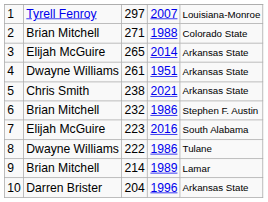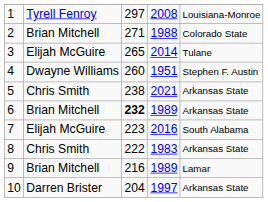(164, 14) 2007 -> (164, 14) 2008
(216, 53) Arkansas State -> (197, 53) Tulane
(135, 71) 261 -> (135, 71) 260
(216, 72) Arkansas State -> (220, 72) Stephen F. Austin
(135, 110) normal -> (135, 110) bold
(164, 110) 1986 -> (164, 110) 1989
(220, 110) Stephen F. Austin -> (216, 110) Arkansas State
(73, 149) Dwayne Williams -> (58, 149) Chris Smith
(164, 149) 1986 -> (164, 149) 1983
(197, 149) Tulane -> (216, 149) Arkansas State
(135, 168) 214 -> (135, 168) 216
(164, 187) 1996 -> (164, 187) 1997
